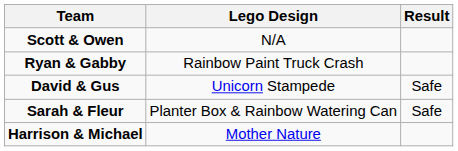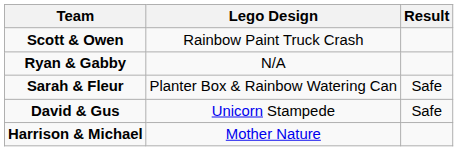(273, 39) N/A -> (273, 39) Rainbow Paint Truck Crash
(273, 63) Rainbow Paint Truck Crash -> (273, 63) N/A
rows swapped: (75, 110) <-> (75, 87)
